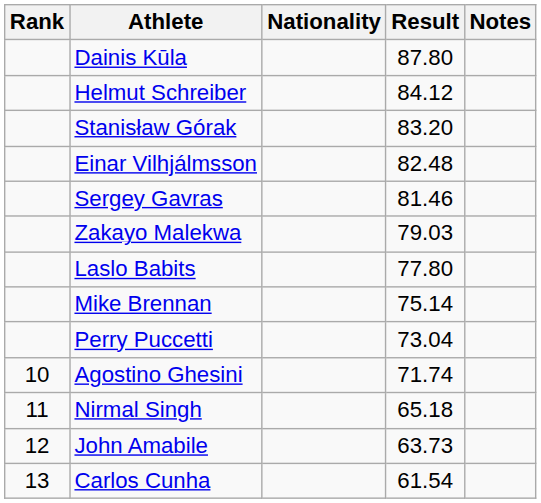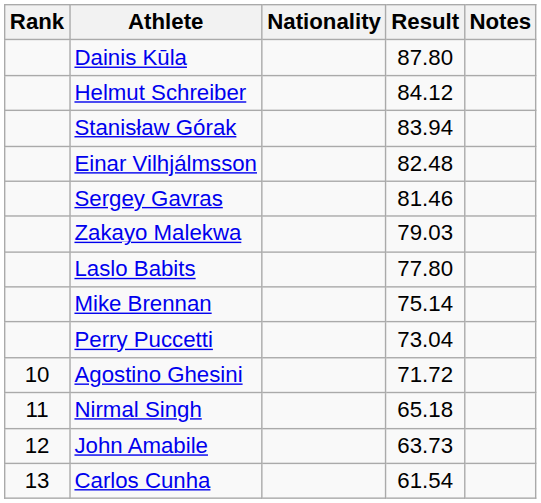(425, 127) 83.20 -> (425, 127) 83.94
(425, 374) 71.74 -> (425, 374) 71.72
